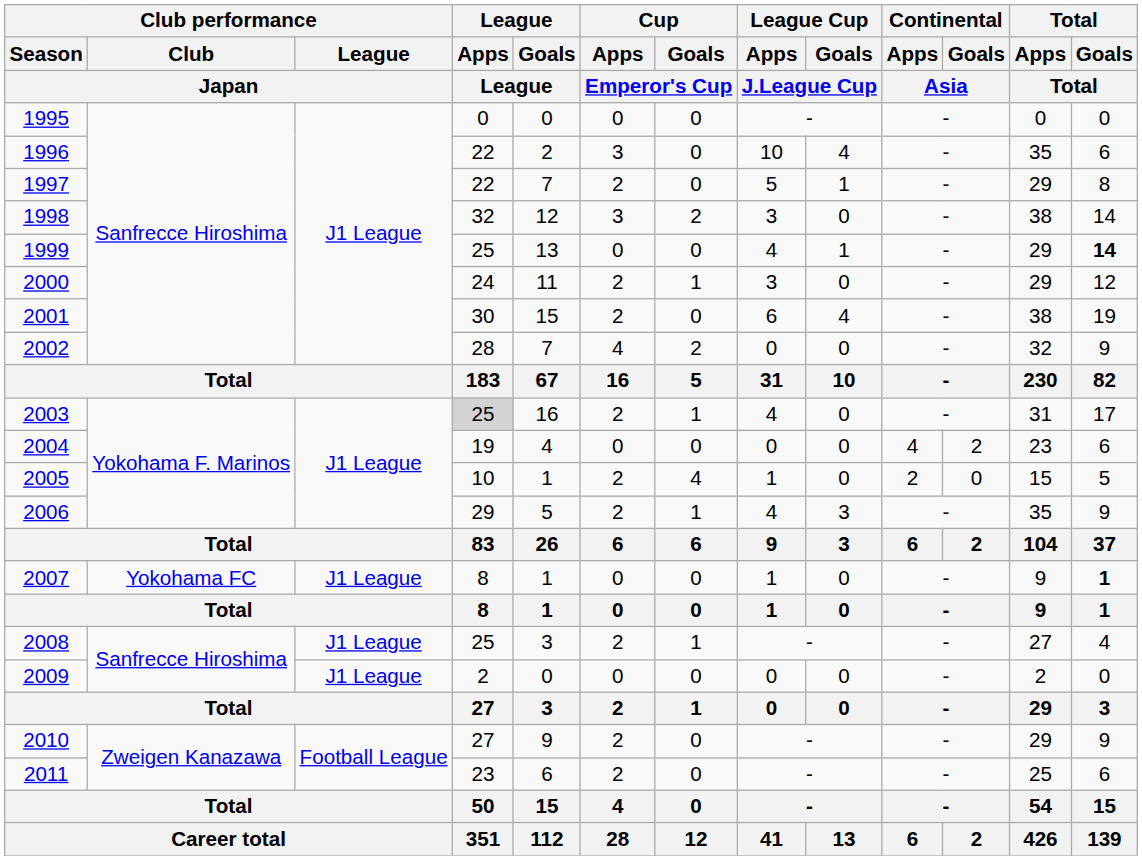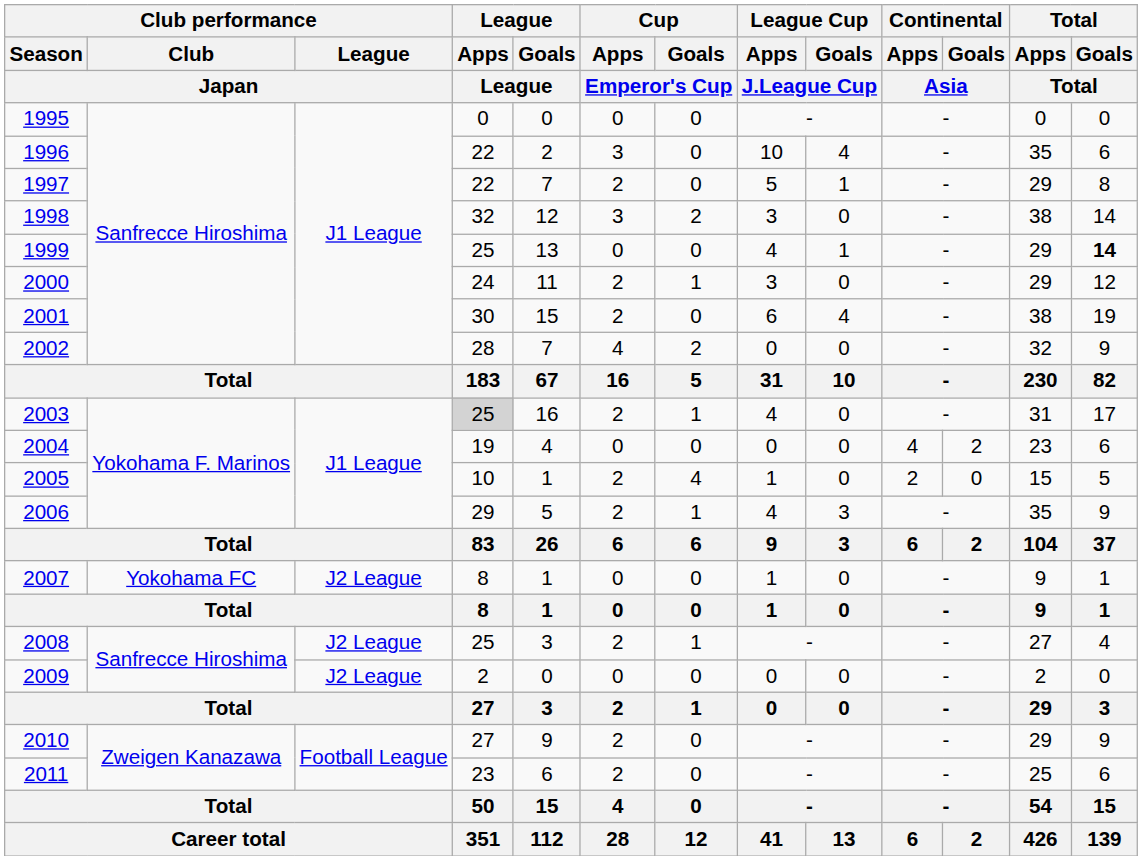(374, 577) J1 League -> (374, 577) J2 League
(1104, 577) bold -> (1104, 577) normal
(374, 642) J1 League -> (374, 642) J2 League
(374, 675) J1 League -> (374, 675) J2 League
